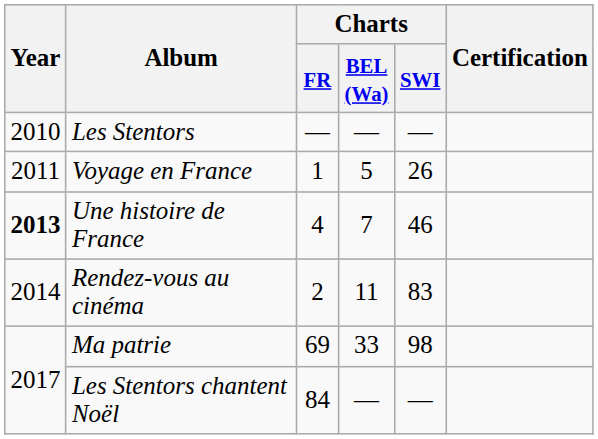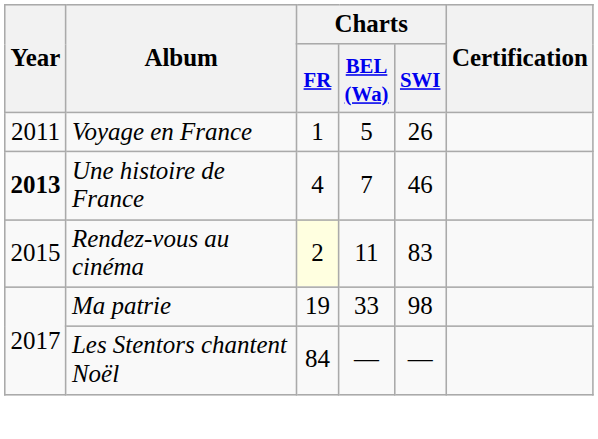- row: (133, 131)
(35, 292) 2014 -> (35, 252) 2015
(317, 292) no background -> (317, 252) lightyellow background
(317, 346) 69 -> (317, 306) 19
